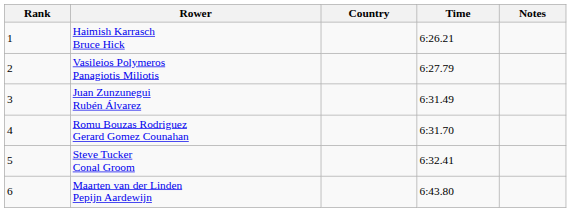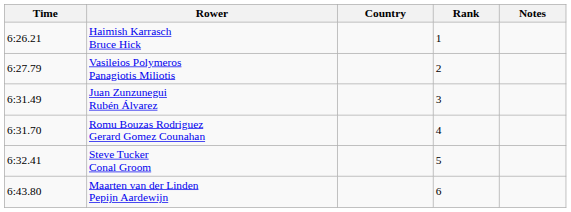columns swapped: (37, 13) <-> (458, 13)
